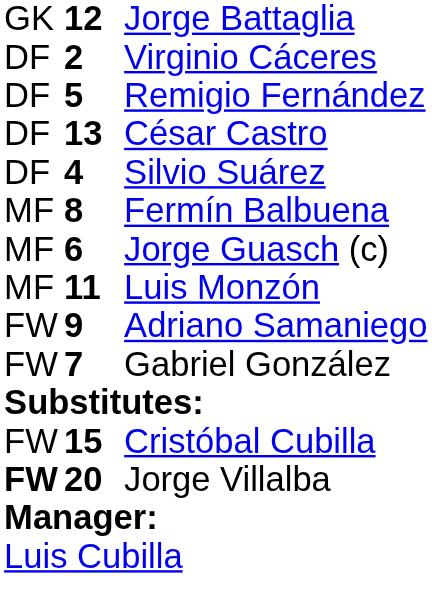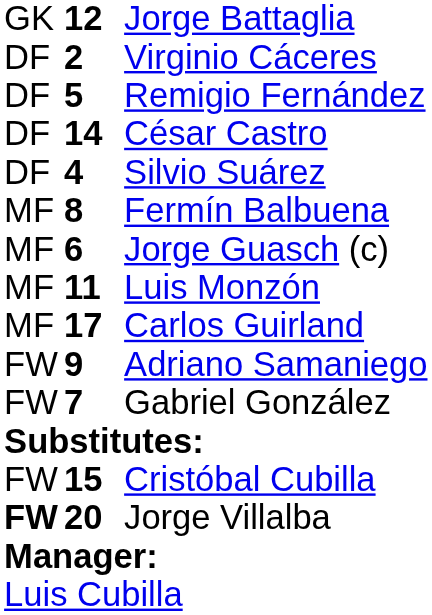(83, 133) 13 -> (83, 133) 14
+ row: (244, 325)
